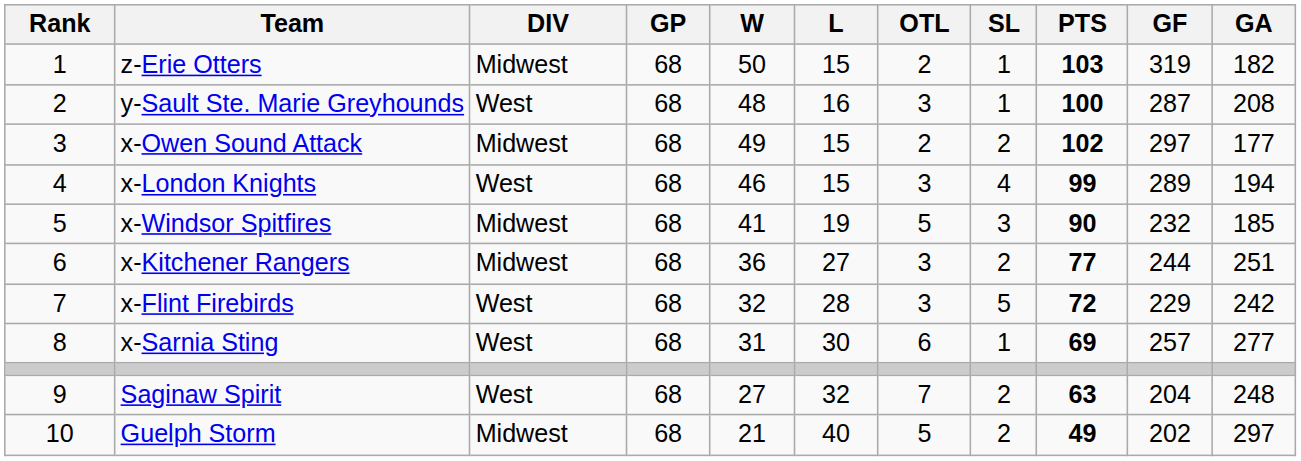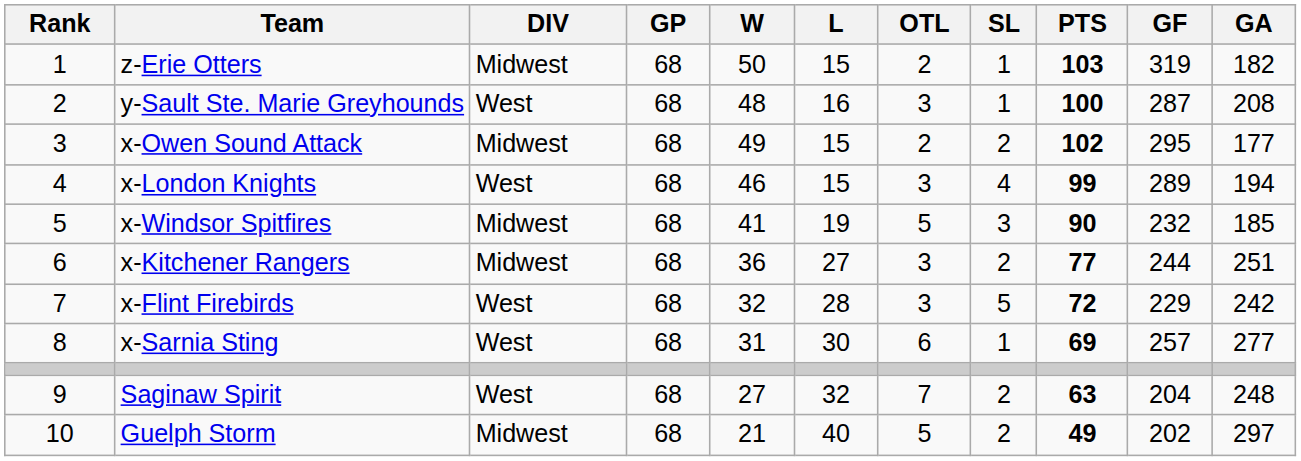(1170, 143) 297 -> (1170, 143) 295
